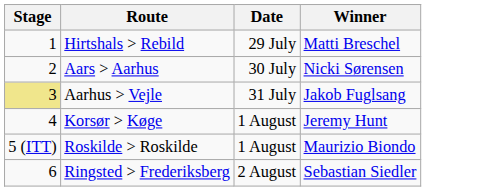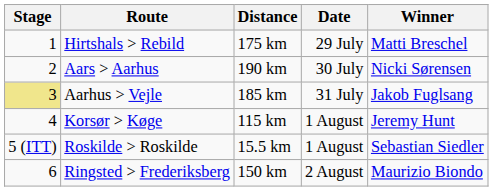+ column: (267, 17)
(360, 146) Maurizio Biondo -> (427, 146) Sebastian Siedler
(360, 172) Sebastian Siedler -> (427, 172) Maurizio Biondo
